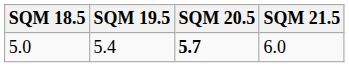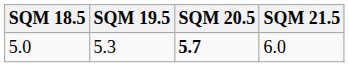(105, 47) 5.4 -> (105, 47) 5.3
